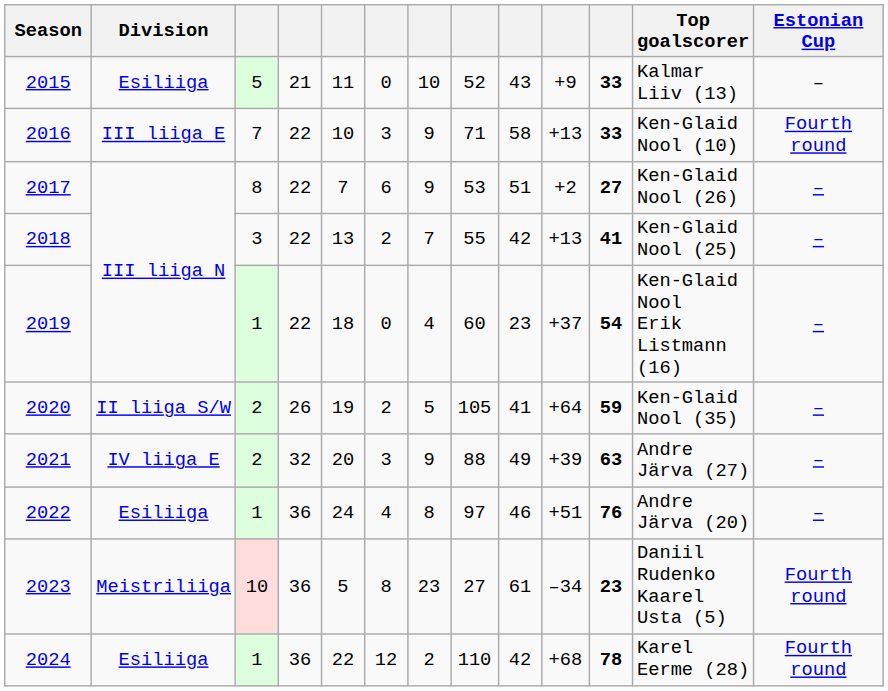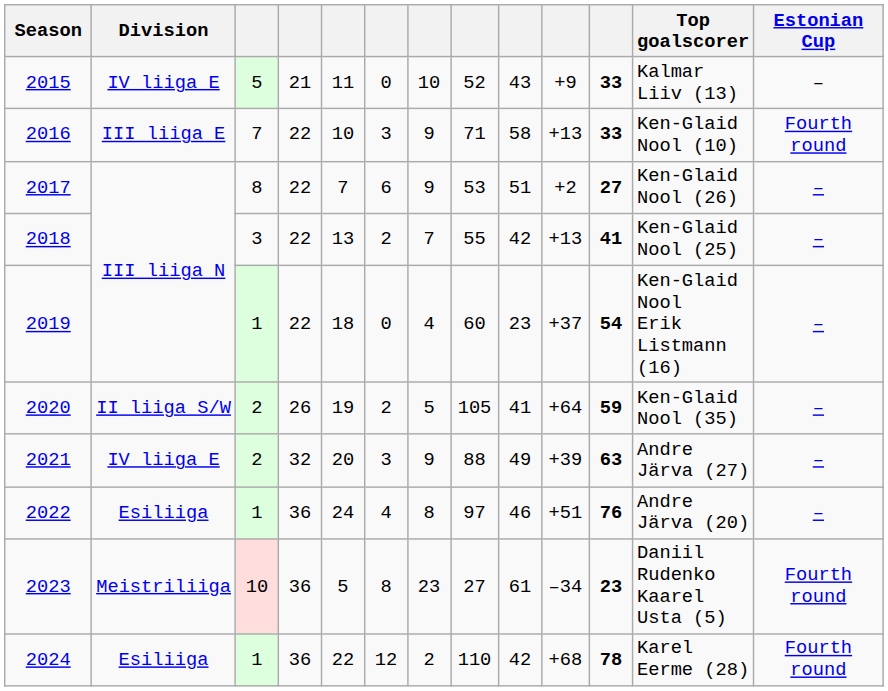(164, 83) Esiliiga -> (164, 83) IV liiga E
